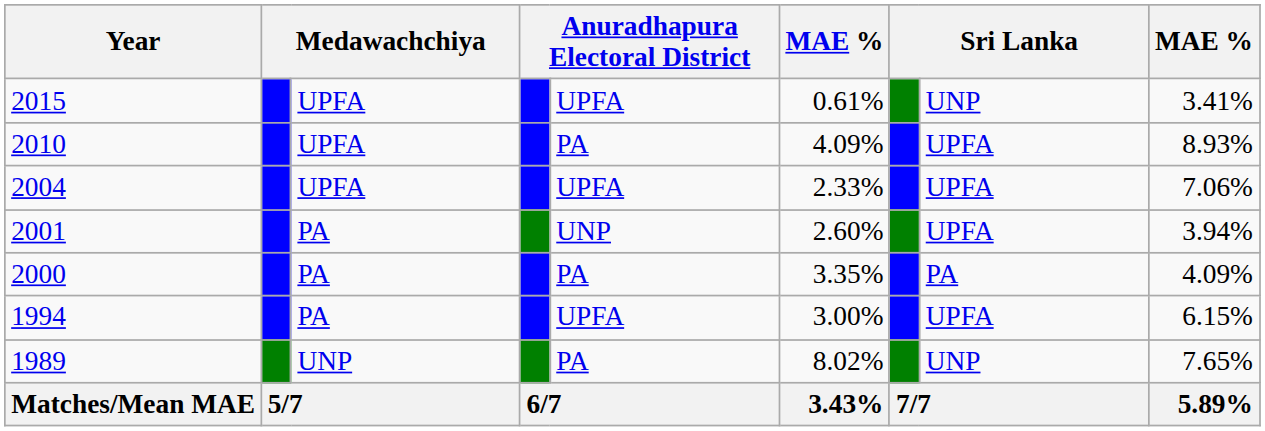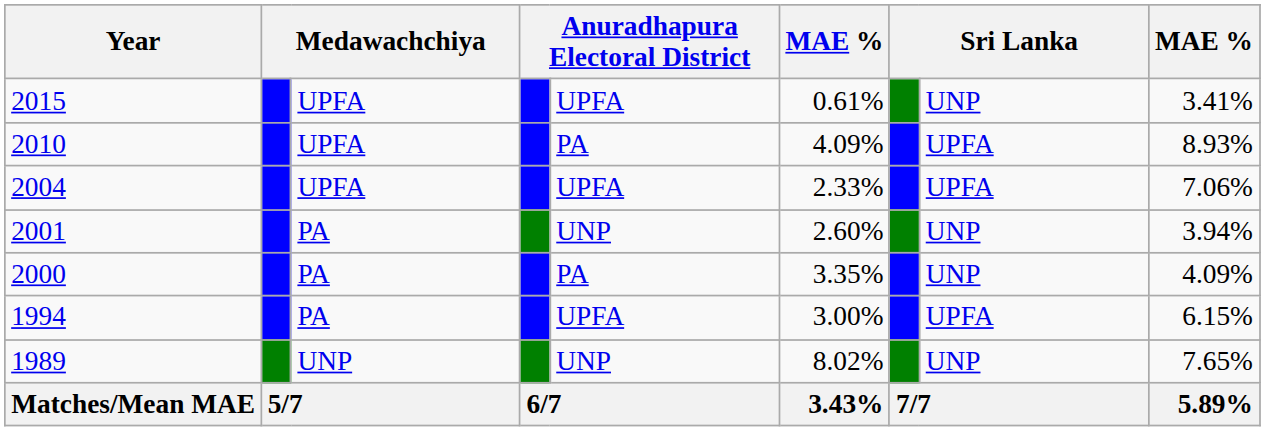(960, 230) UPFA -> (953, 230) UNP
(942, 273) PA -> (953, 273) UNP
(572, 360) PA -> (584, 360) UNP
